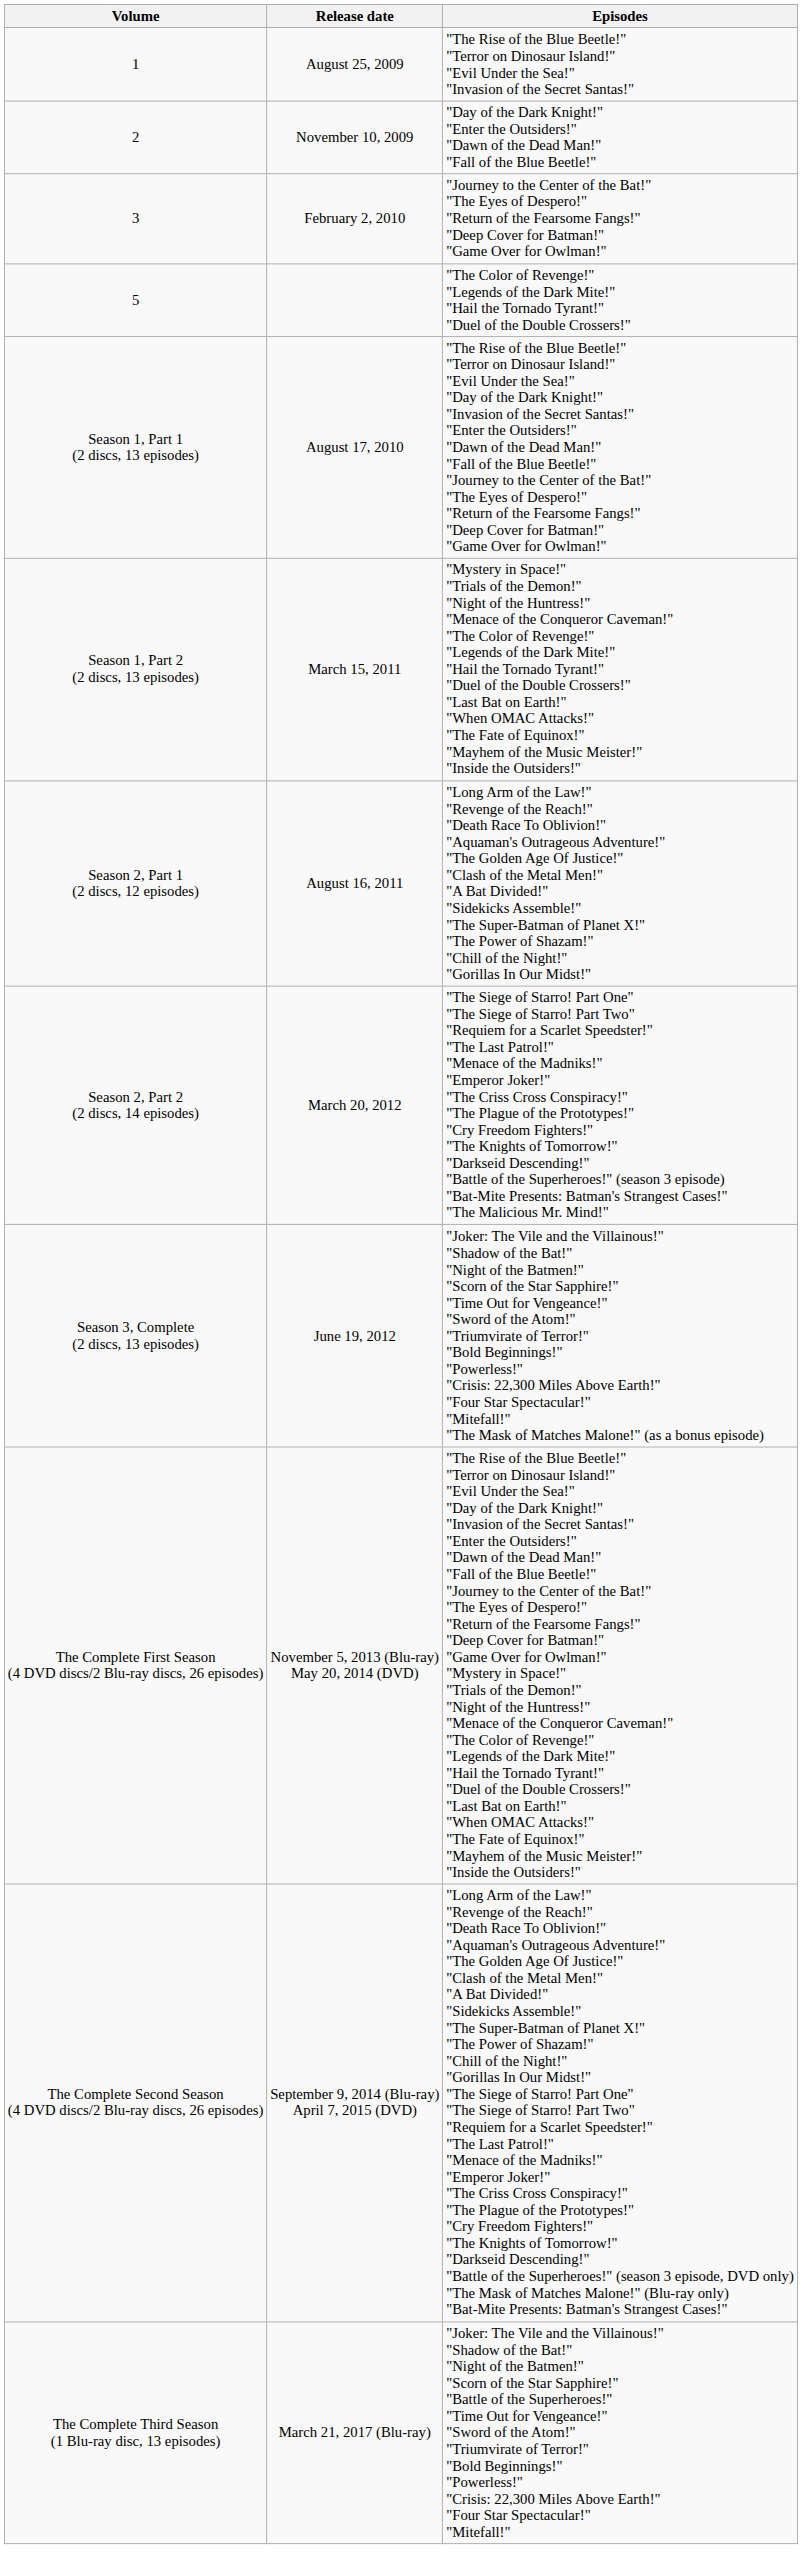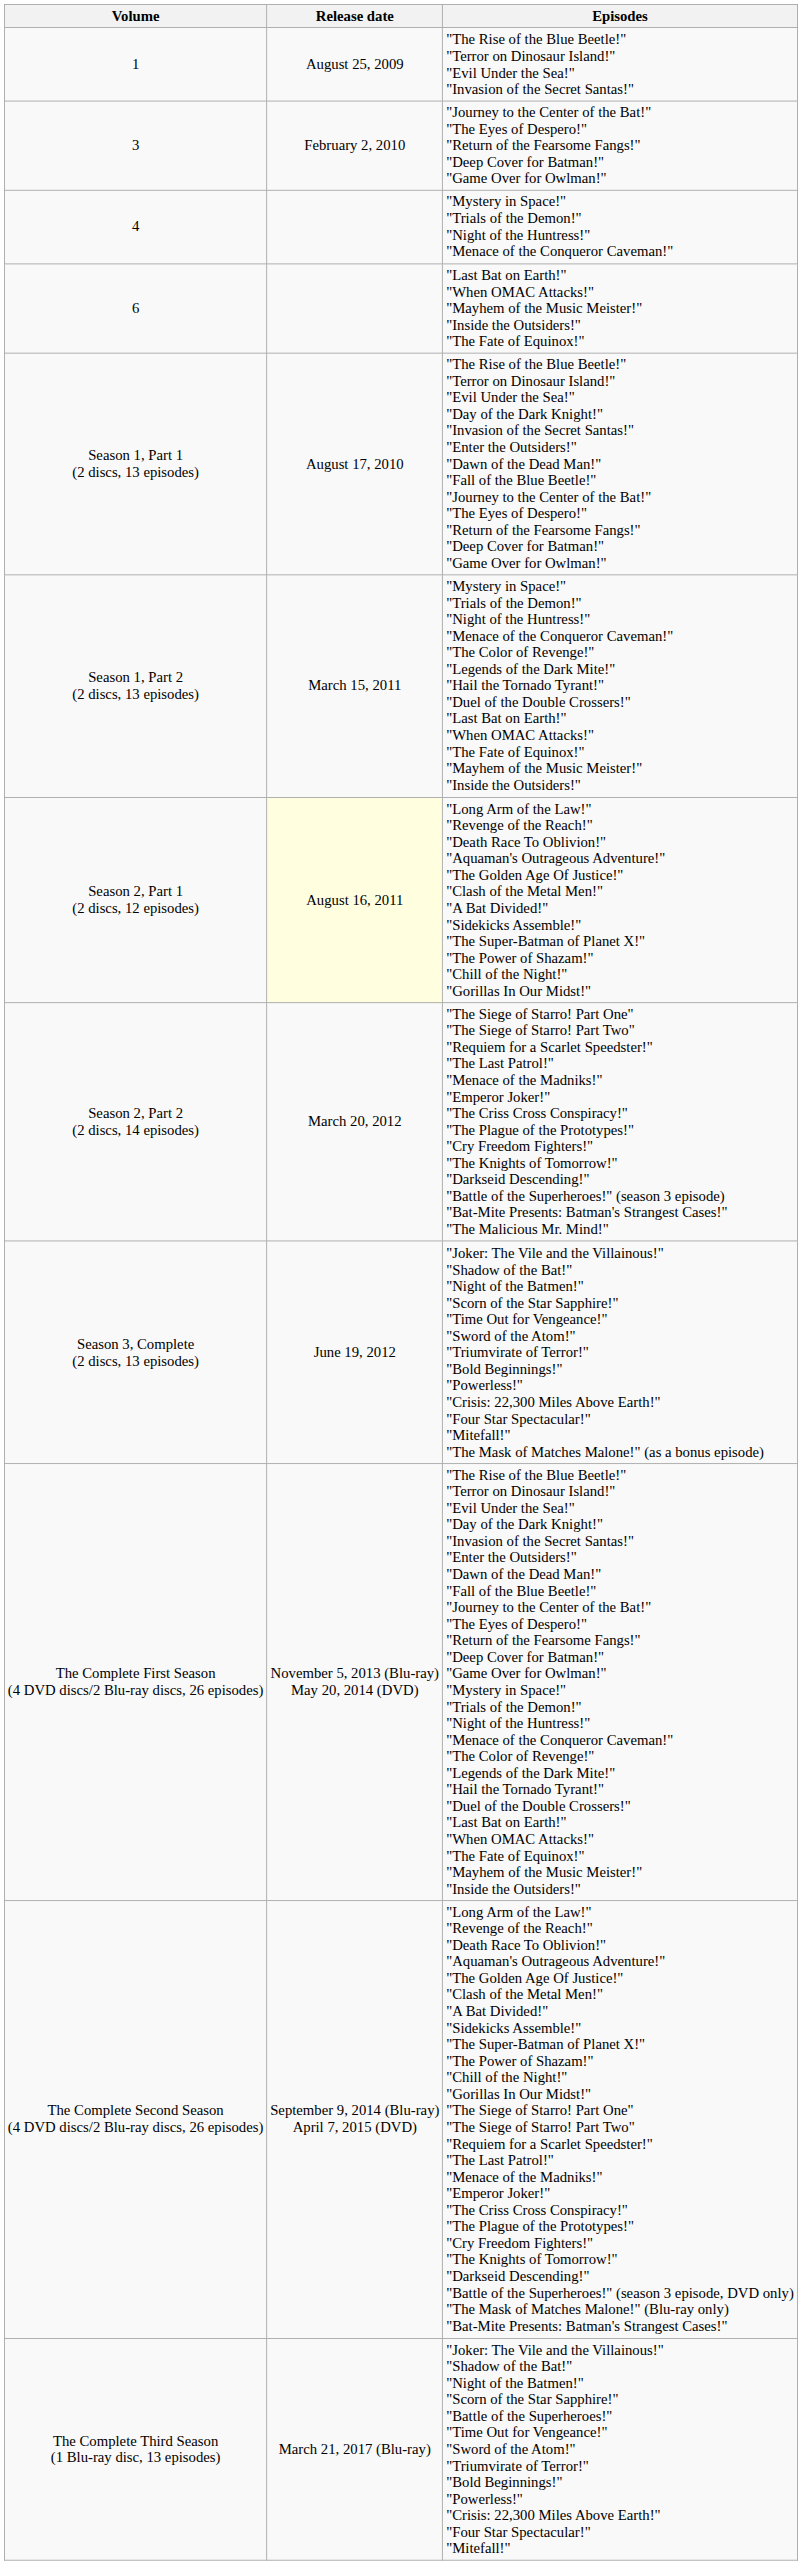- row: (136, 137)
+ row: (136, 226)
- row: (136, 299)
+ row: (136, 308)
(355, 883) no background -> (355, 899) lightyellow background
